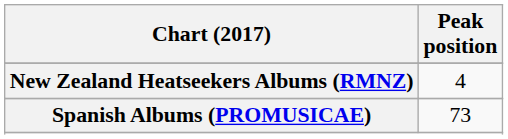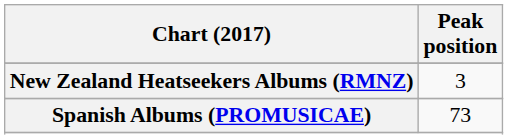(460, 80) 4 -> (460, 80) 3
